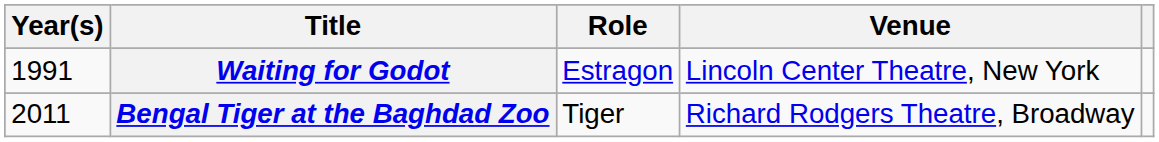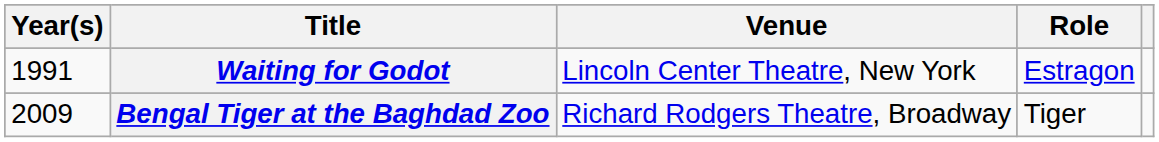columns swapped: (618, 26) <-> (910, 26)
(41, 114) 2011 -> (42, 114) 2009
